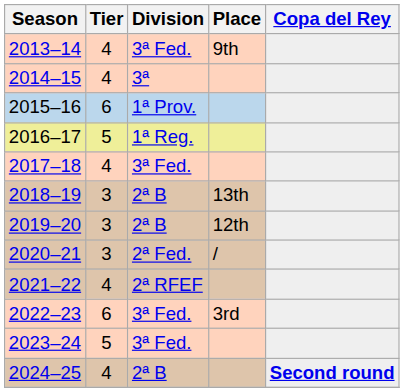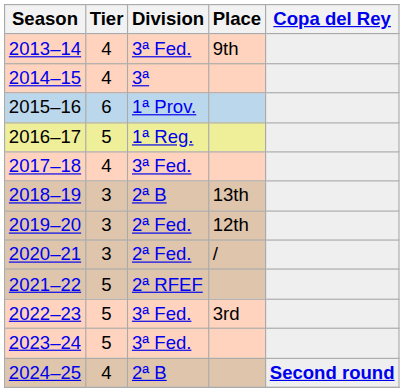(149, 225) 2ª B -> (162, 225) 2ª Fed.
(107, 284) 4 -> (107, 284) 5
(107, 313) 6 -> (107, 313) 5
